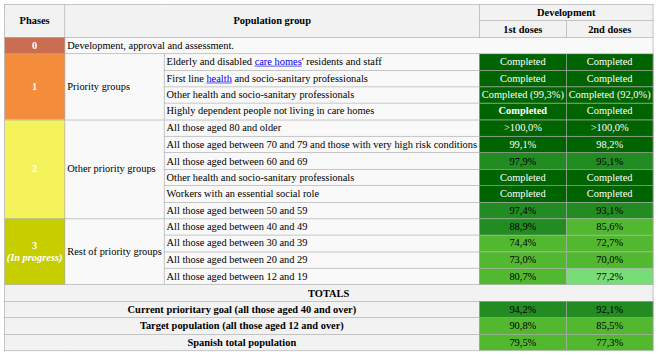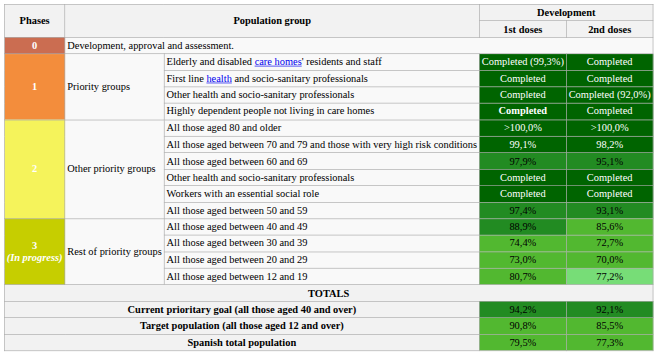(523, 62) Completed -> (523, 62) Completed (99,3%)
(523, 95) Completed (99,3%) -> (523, 95) Completed
